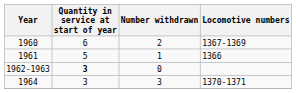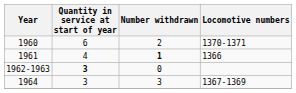(224, 43) 1367-1369 -> (224, 43) 1370-1371
(85, 56) 5 -> (85, 56) 4
(159, 56) normal -> (159, 56) bold
(224, 82) 1370-1371 -> (224, 82) 1367-1369
